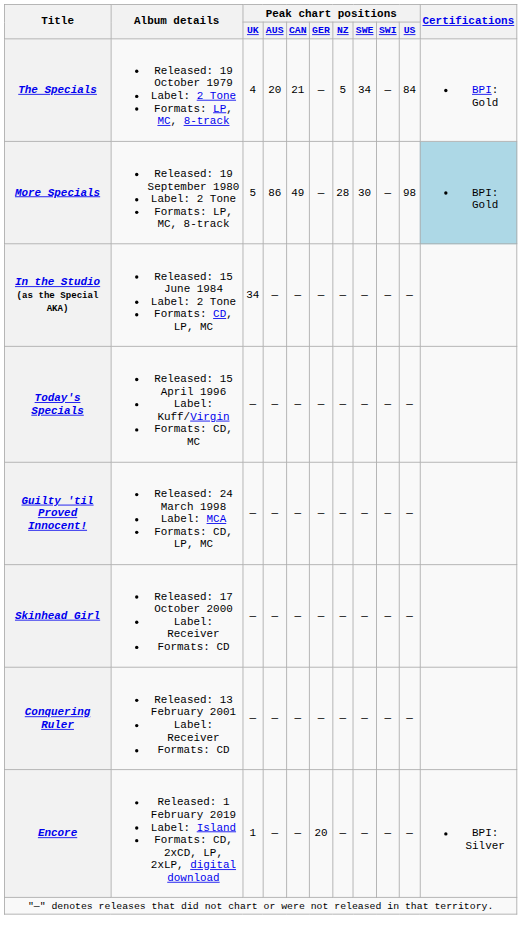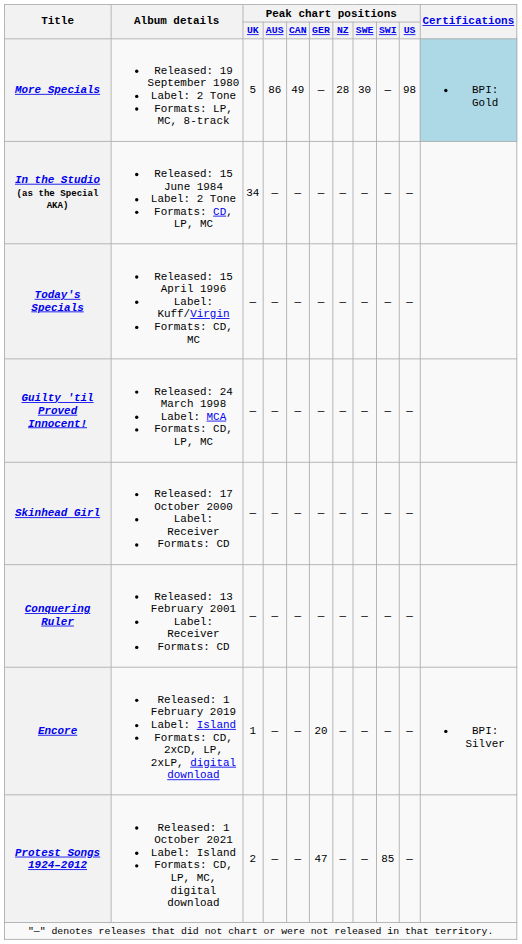- row: (58, 90)
+ row: (58, 859)
